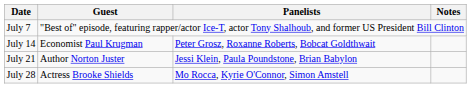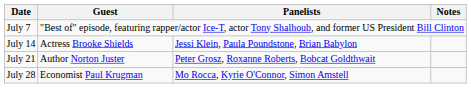(91, 43) Economist Paul Krugman -> (87, 43) Actress Brooke Shields
(275, 43) Peter Grosz, Roxanne Roberts, Bobcat Goldthwait -> (266, 43) Jessi Klein, Paula Poundstone, Brian Babylon
(266, 59) Jessi Klein, Paula Poundstone, Brian Babylon -> (275, 59) Peter Grosz, Roxanne Roberts, Bobcat Goldthwait
(87, 75) Actress Brooke Shields -> (91, 75) Economist Paul Krugman
